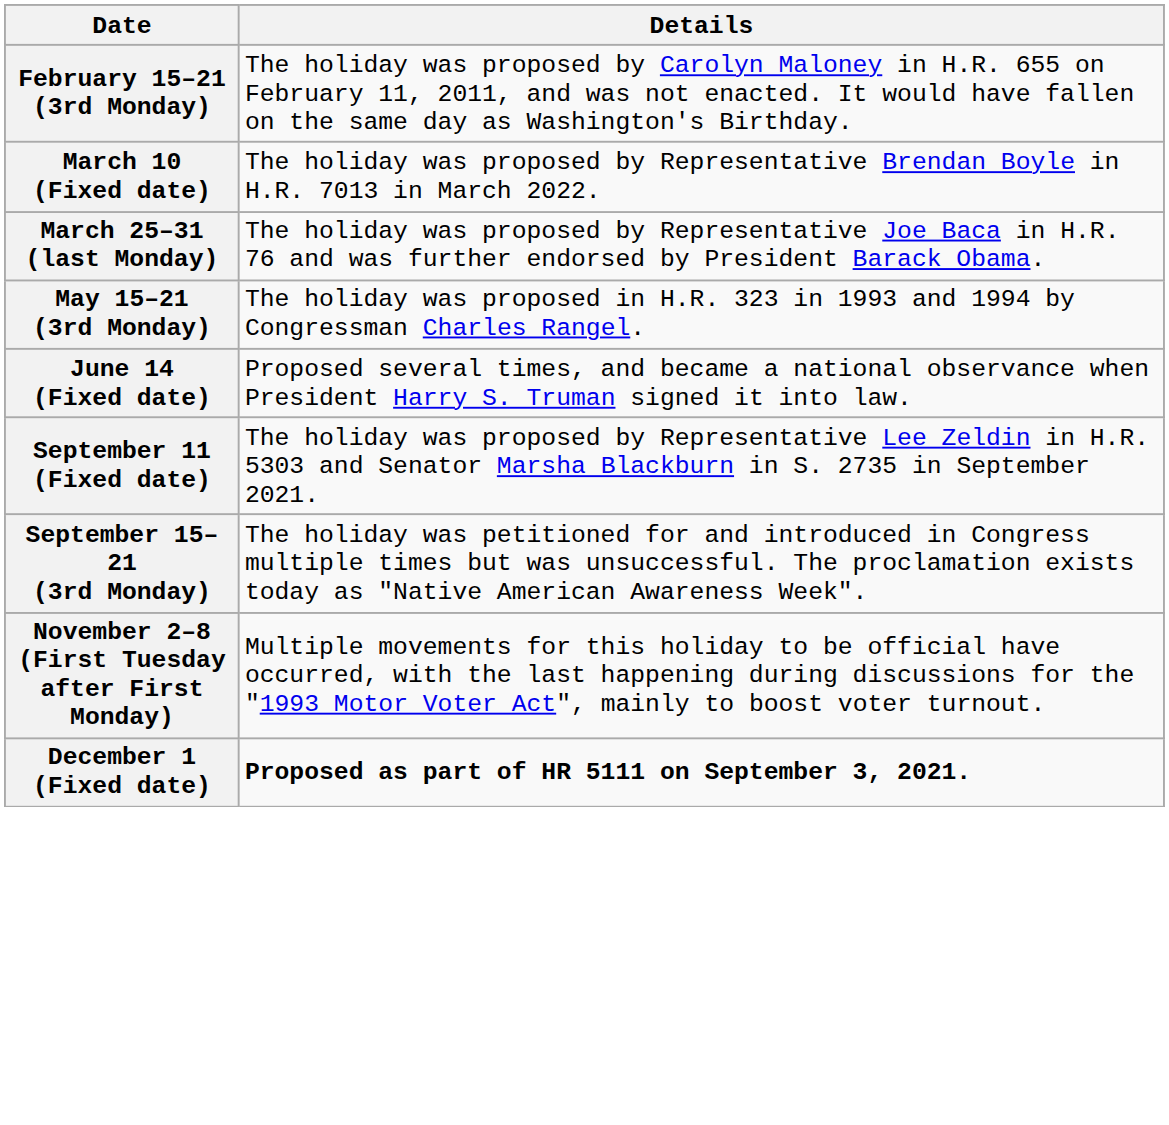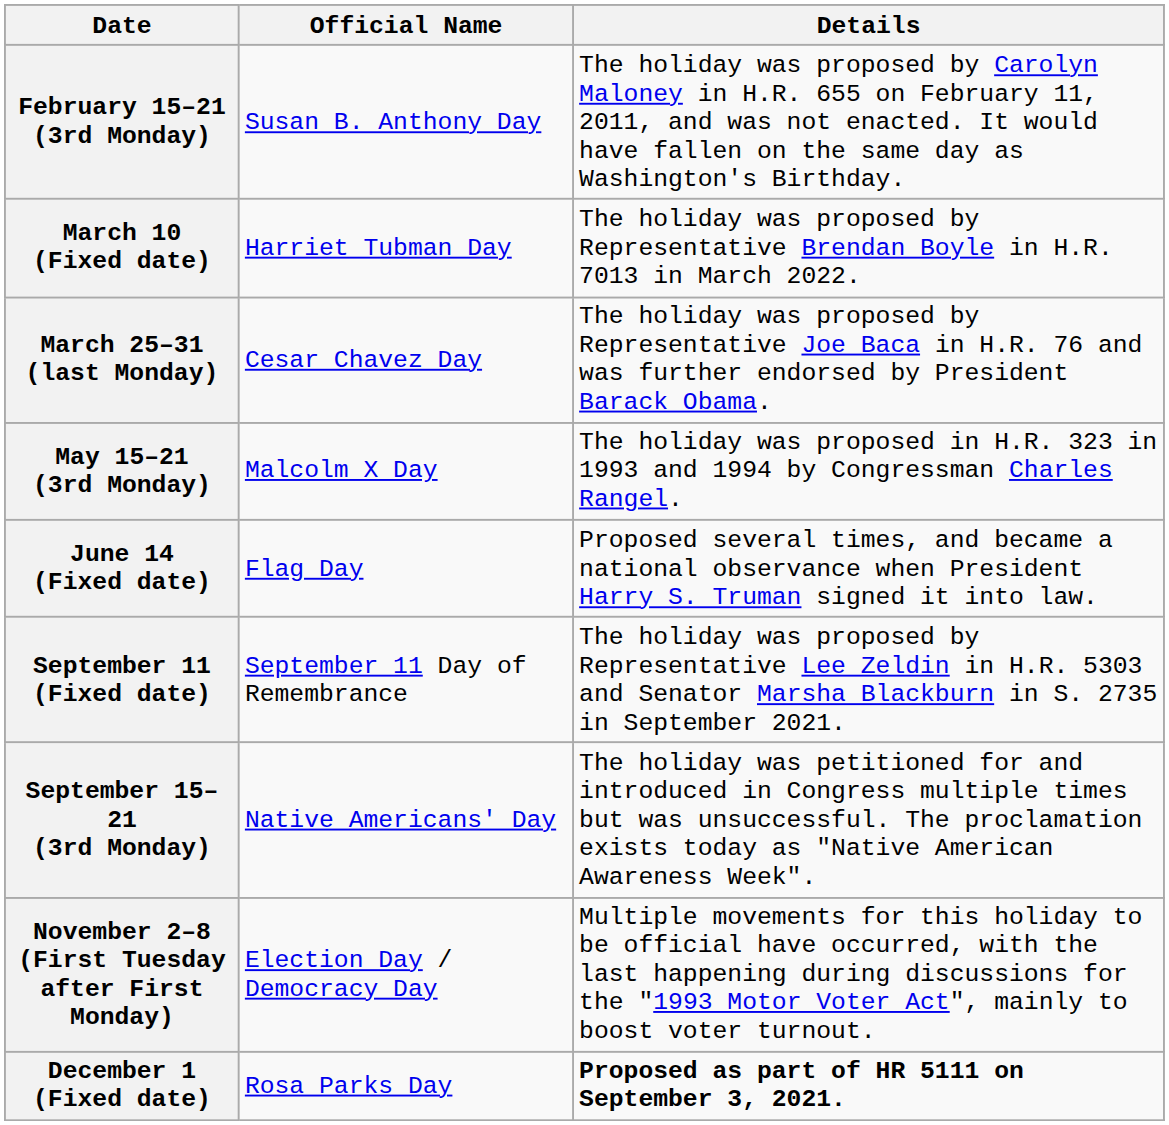+ column: (406, 25)
